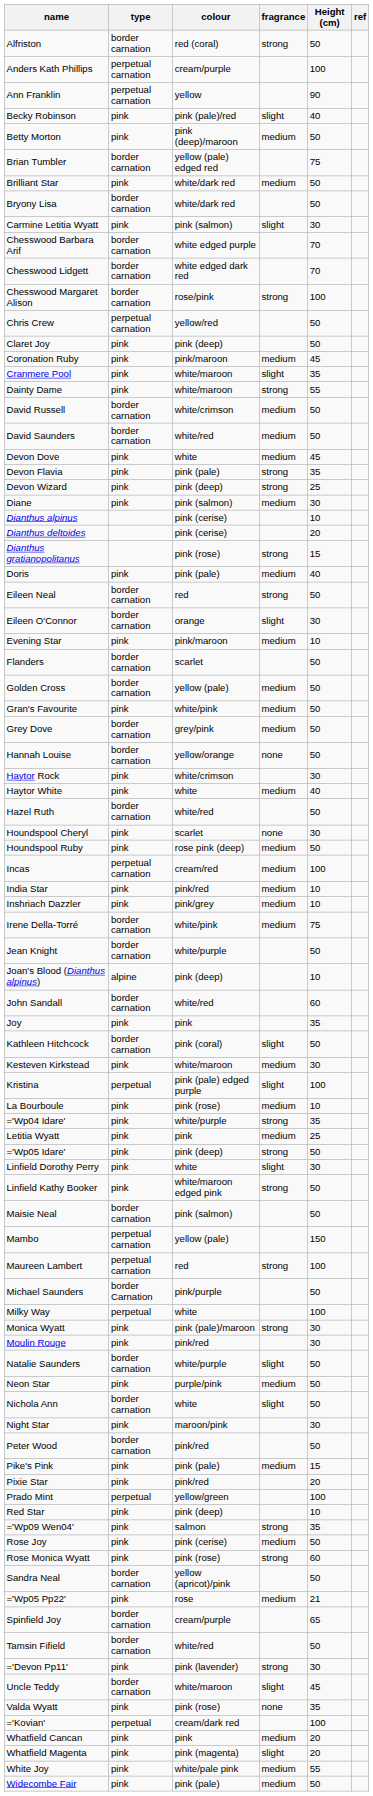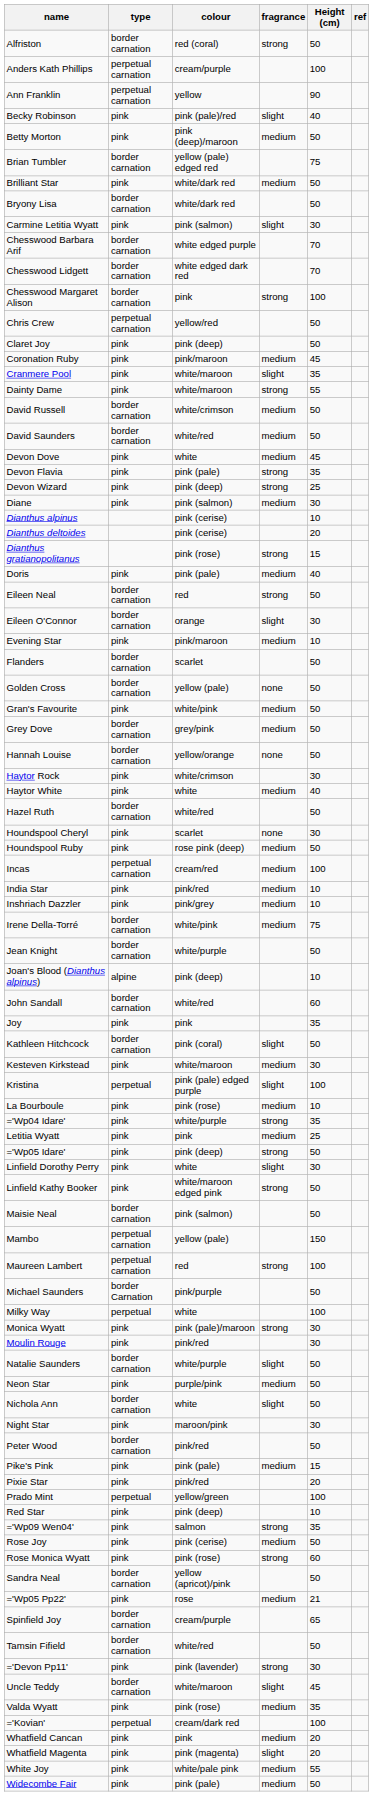(194, 297) rose/pink -> (184, 297) pink
(279, 688) medium -> (272, 688) none
(272, 1707) none -> (279, 1707) medium
